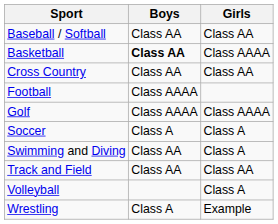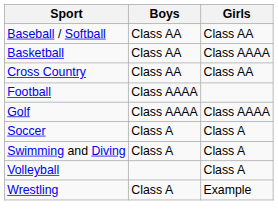(158, 53) bold -> (156, 53) normal
(156, 151) Class AA -> (152, 151) Class A
- row: (49, 170)
